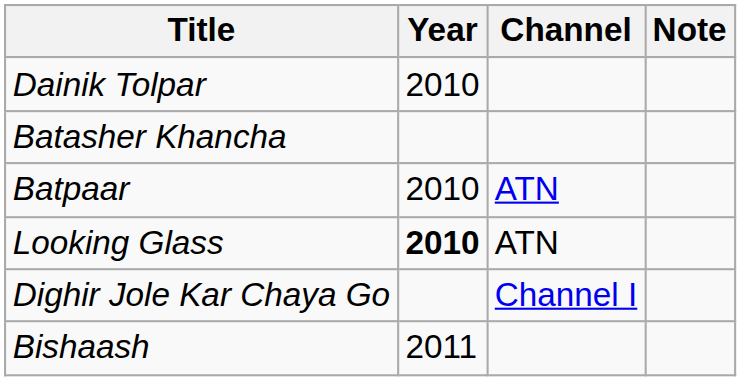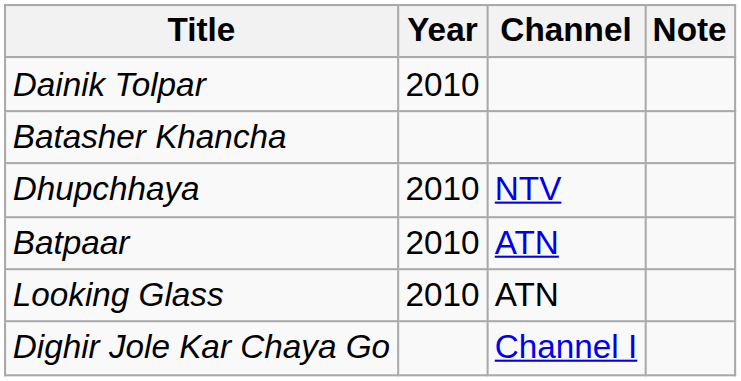+ row: (106, 189)
(442, 242) bold -> (442, 294) normal
- row: (81, 347)
